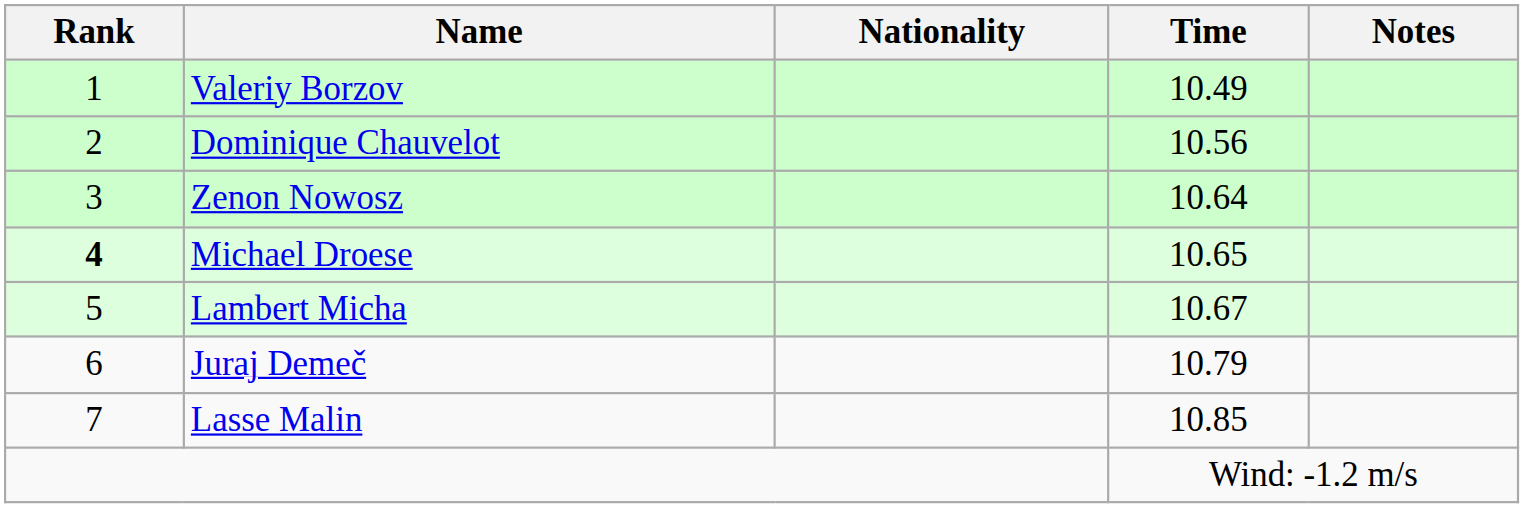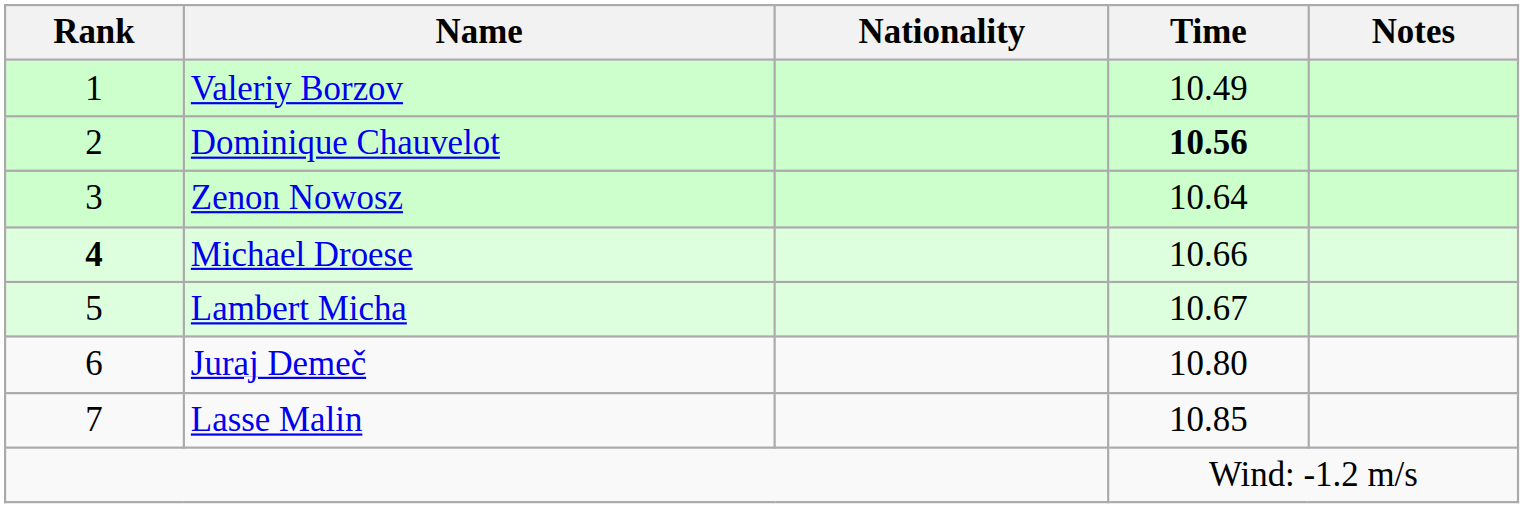(1208, 142) normal -> (1208, 142) bold
(1208, 253) 10.65 -> (1208, 253) 10.66
(1208, 364) 10.79 -> (1208, 364) 10.80
